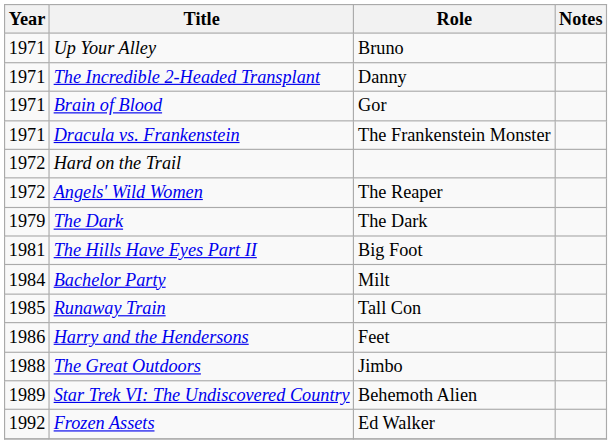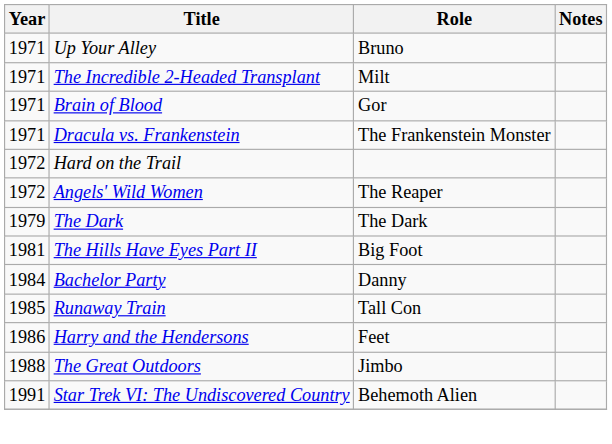(382, 76) Danny -> (374, 76) Milt
(374, 279) Milt -> (382, 279) Danny
(27, 395) 1989 -> (27, 395) 1991
- row: (104, 423)
